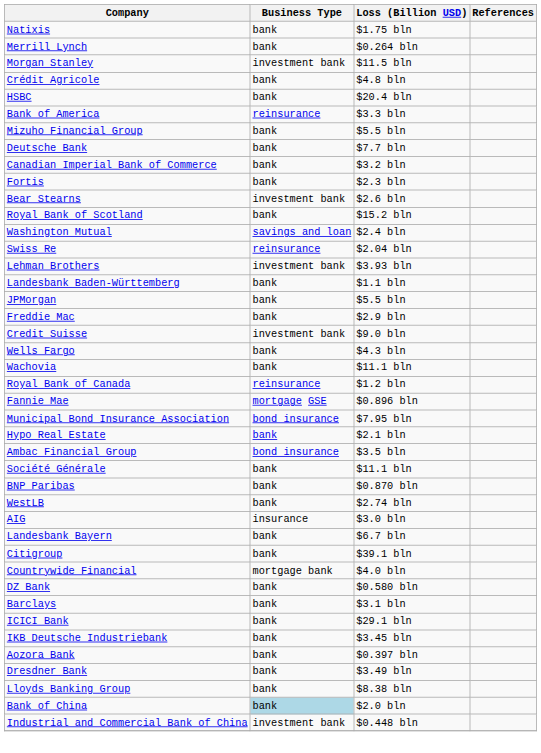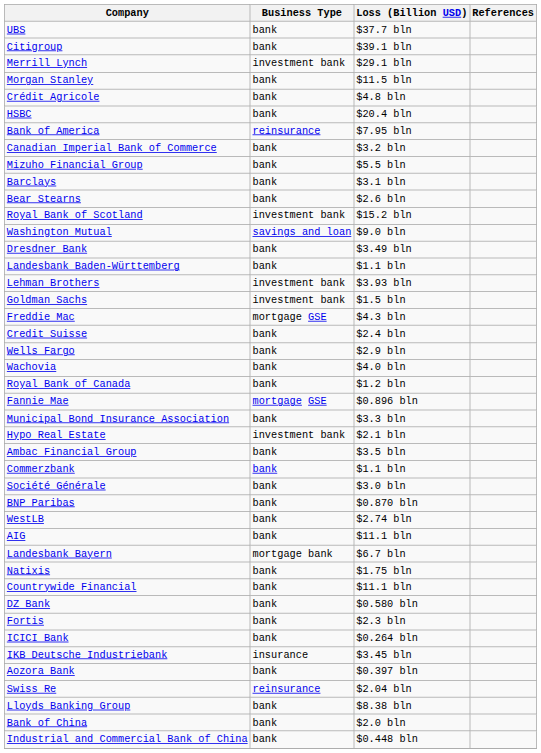+ row: (16, 30)
rows swapped: (35, 554) <-> (28, 30)
(265, 47) bank -> (299, 64) investment bank
(387, 47) $0.264 bln -> (384, 64) $29.1 bln
(299, 64) investment bank -> (265, 80) bank
(381, 114) $3.3 bln -> (384, 131) $7.95 bln
rows swapped: (112, 165) <-> (75, 131)
- row: (47, 148)
rows swapped: (32, 604) <-> (25, 182)
(299, 199) investment bank -> (265, 199) bank
(265, 216) bank -> (299, 216) investment bank
(381, 233) $2.4 bln -> (381, 233) $9.0 bln
rows swapped: (32, 249) <-> (47, 672)
rows swapped: (53, 266) <-> (93, 283)
- row: (32, 300)
+ row: (47, 300)
(265, 317) bank -> (290, 317) mortgage GSE
(381, 317) $2.9 bln -> (381, 317) $4.3 bln
(299, 334) investment bank -> (265, 334) bank
(381, 334) $9.0 bln -> (381, 334) $2.4 bln
(381, 351) $4.3 bln -> (381, 351) $2.9 bln
(384, 368) $11.1 bln -> (381, 368) $4.0 bln
(286, 385) reinsurance -> (265, 385) bank
(296, 418) bond insurance -> (265, 418) bank
(384, 418) $7.95 bln -> (381, 418) $3.3 bln
(265, 435) bank -> (299, 435) investment bank
(296, 452) bond insurance -> (265, 452) bank
+ row: (41, 469)
(384, 469) $11.1 bln -> (381, 486) $3.0 bln
(280, 520) insurance -> (265, 537) bank
(381, 520) $3.0 bln -> (384, 537) $11.1 bln
(265, 537) bank -> (293, 554) mortgage bank
(293, 571) mortgage bank -> (265, 587) bank
(381, 571) $4.0 bln -> (384, 587) $11.1 bln
(384, 621) $29.1 bln -> (387, 638) $0.264 bln
(265, 638) bank -> (280, 655) insurance
(265, 706) lightblue background -> (265, 723) no background
(299, 723) investment bank -> (265, 740) bank
